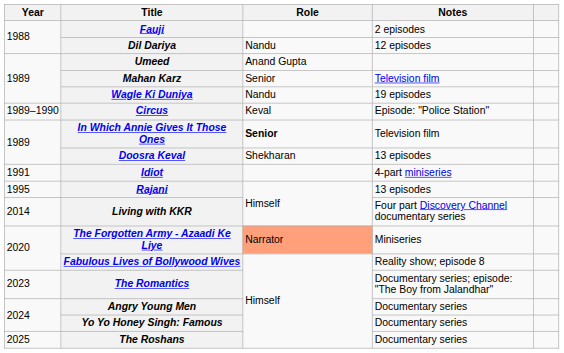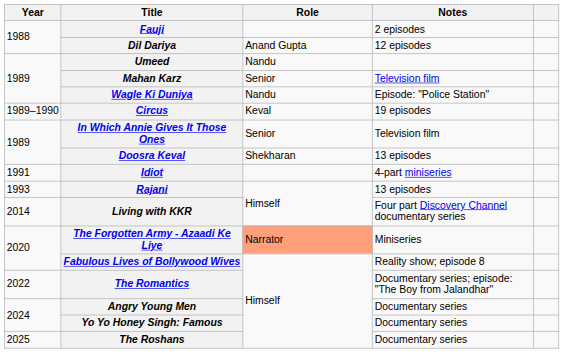(260, 45) Nandu -> (276, 45) Anand Gupta
(276, 62) Anand Gupta -> (260, 62) Nandu
(403, 95) 19 episodes -> (432, 95) Episode: "Police Station"
(432, 111) Episode: "Police Station" -> (403, 111) 19 episodes
(261, 134) bold -> (260, 134) normal
(18, 189) 1995 -> (18, 189) 1993
(18, 284) 2023 -> (18, 284) 2022
